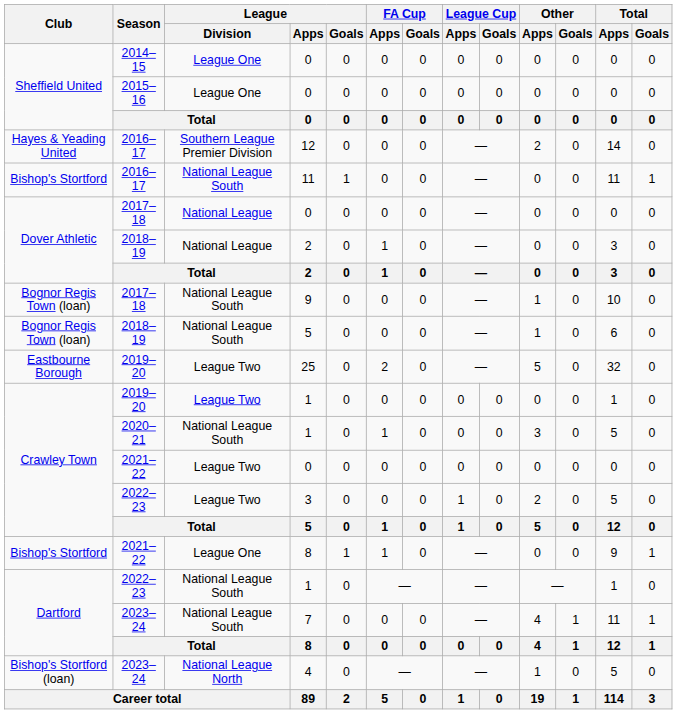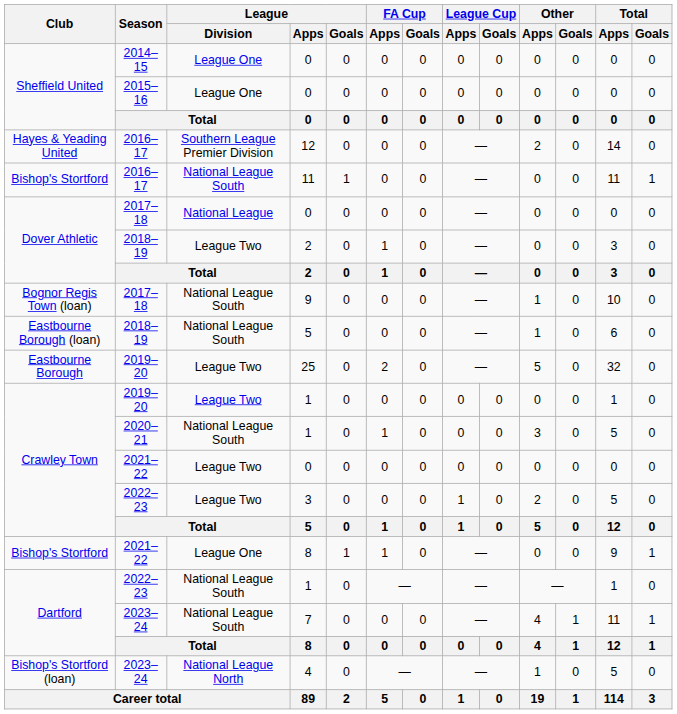(227, 246) National League -> (228, 246) League Two
(59, 333) Bognor Regis Town (loan) -> (60, 333) Eastbourne Borough (loan)
